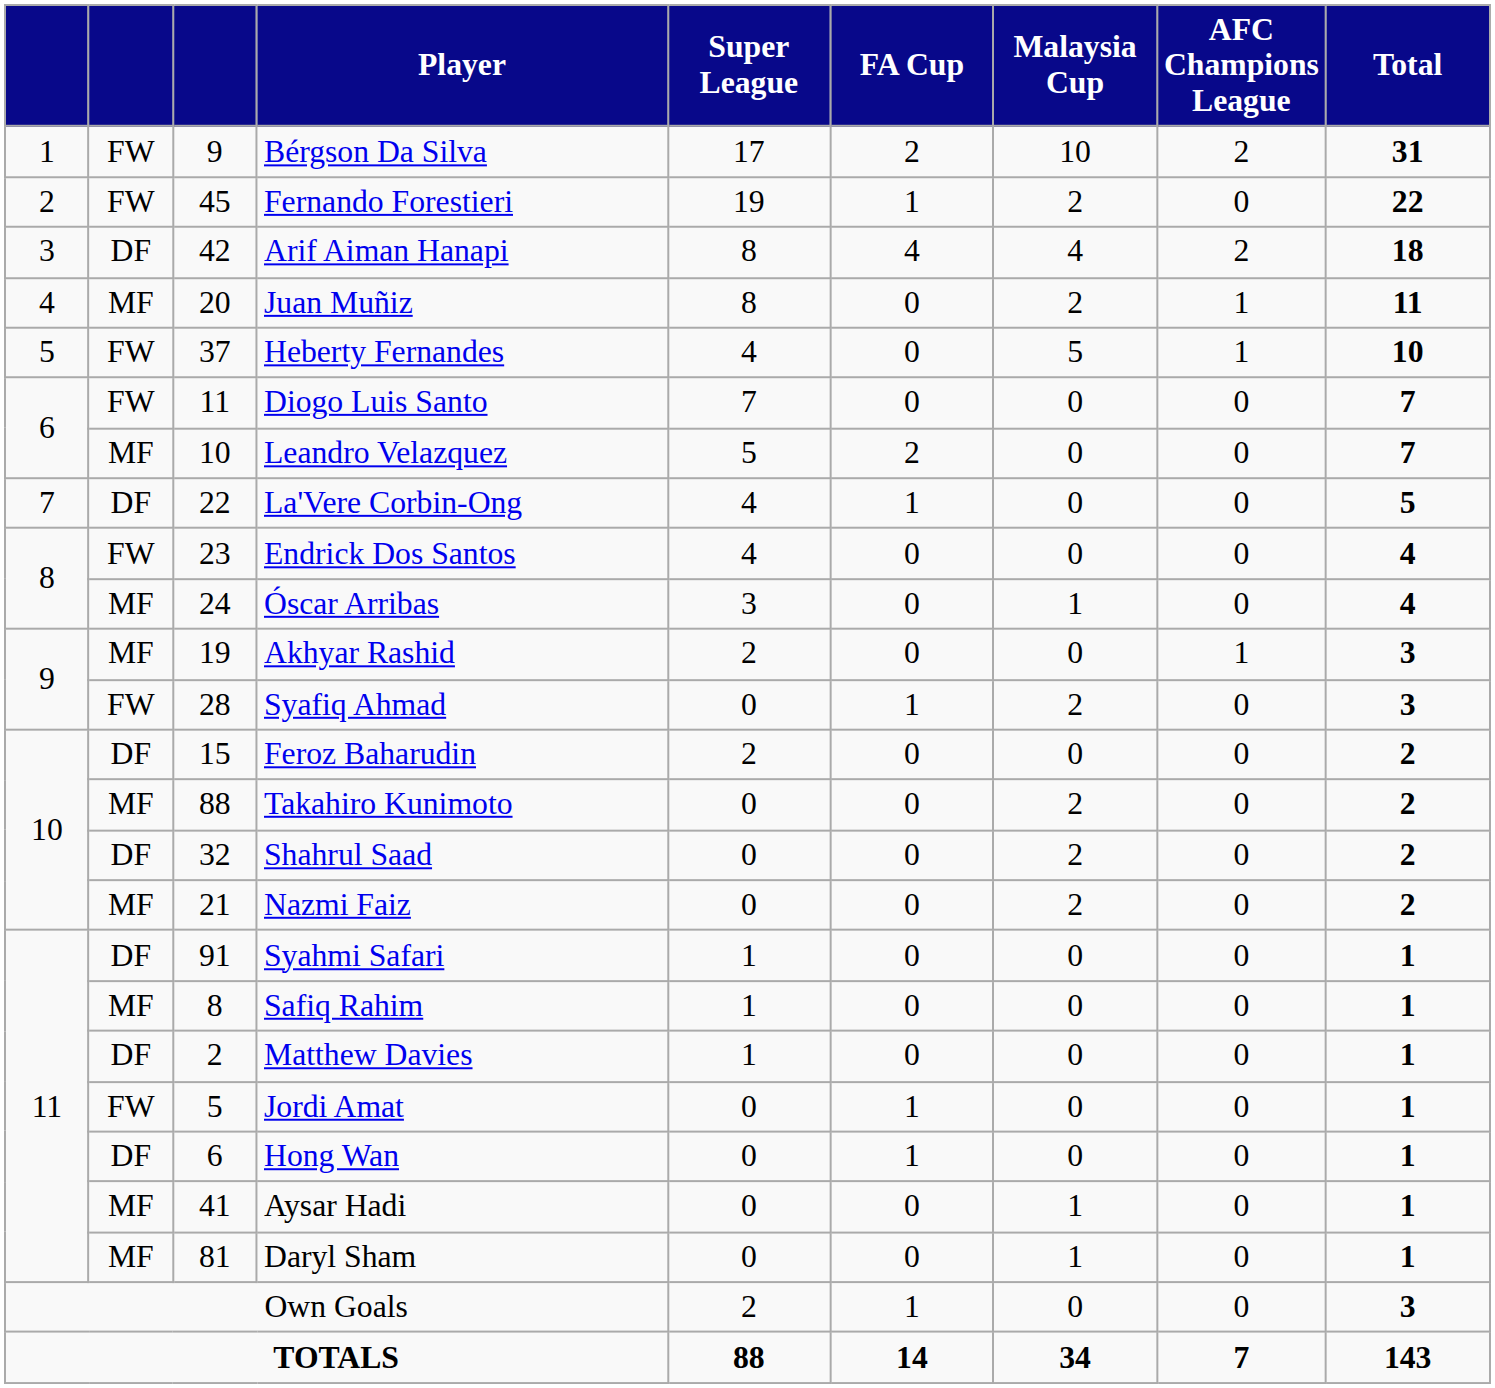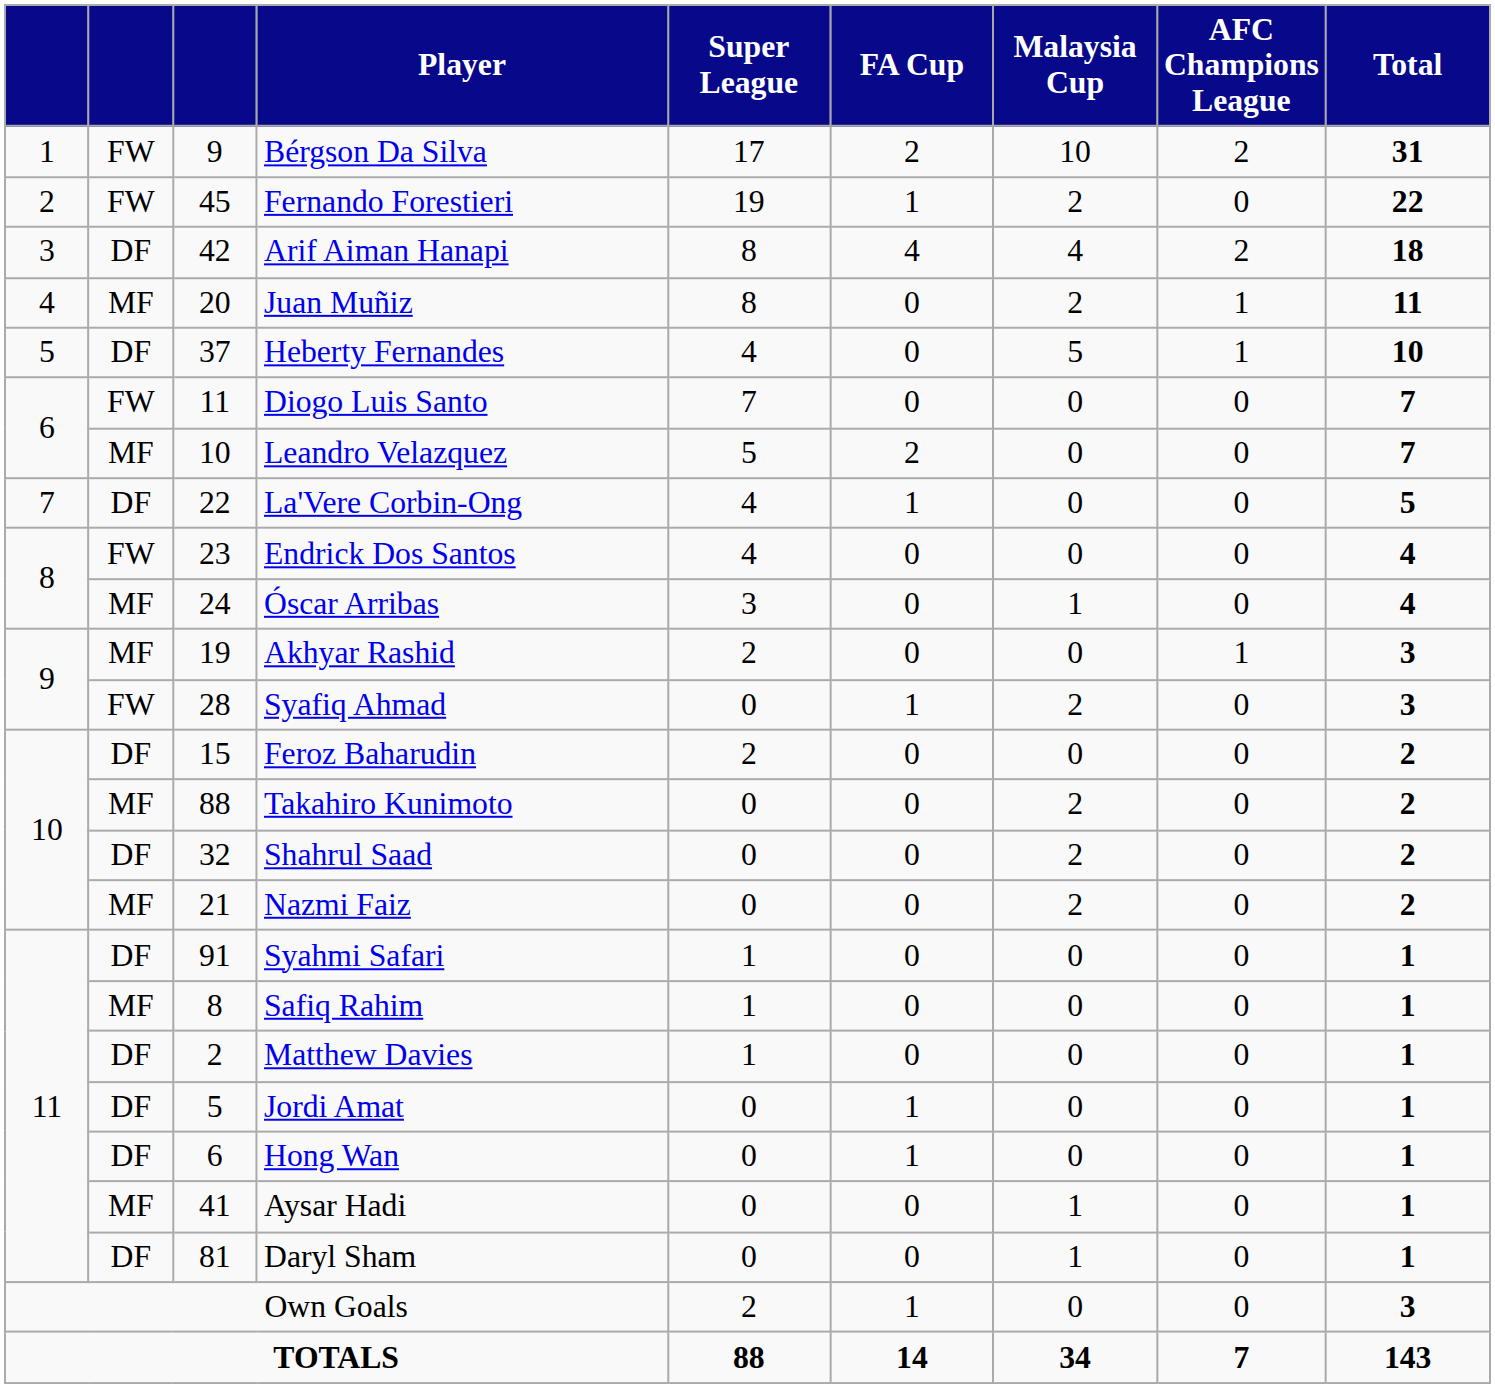(131, 352) FW -> (131, 352) DF
(131, 1105) FW -> (131, 1105) DF
(131, 1256) MF -> (131, 1256) DF
